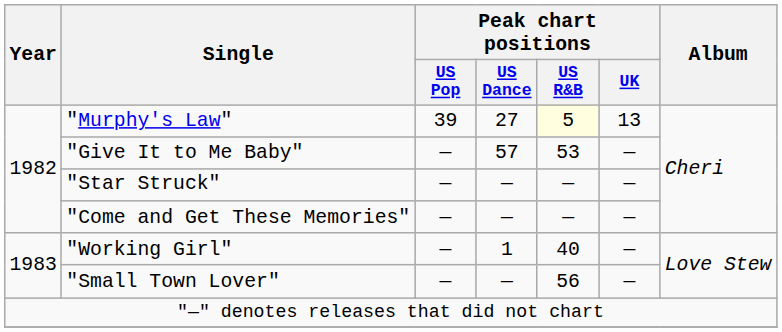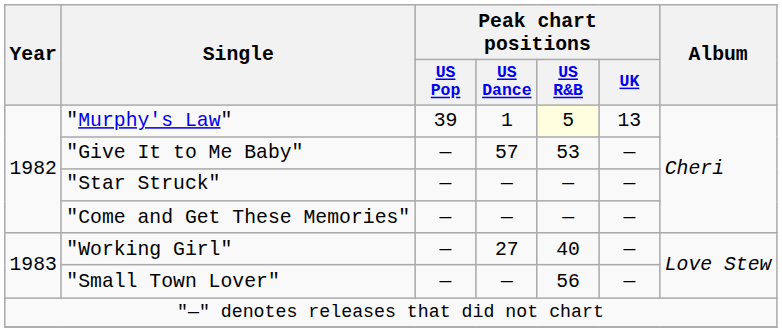(507, 120) 27 -> (507, 120) 1
(507, 249) 1 -> (507, 249) 27
